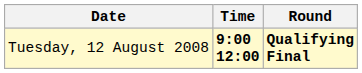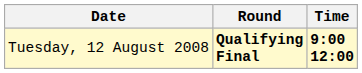columns swapped: (238, 16) <-> (310, 16)
